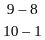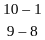rows swapped: (22, 30) <-> (22, 9)
